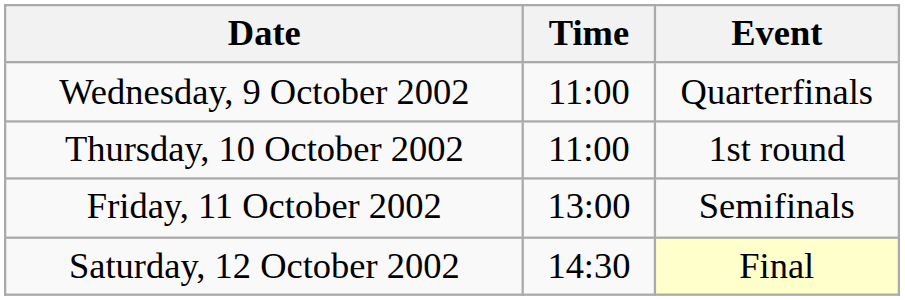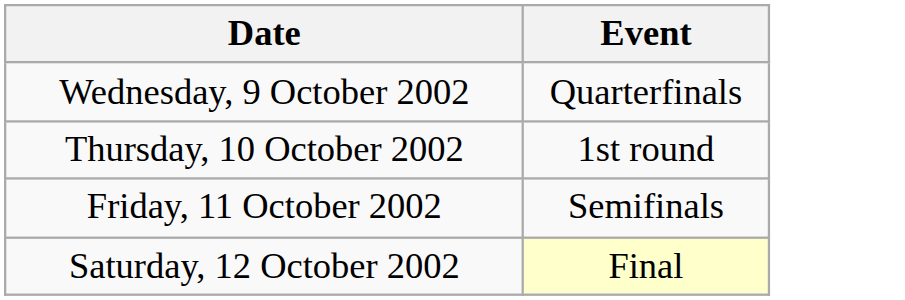- column: (589, 33)
